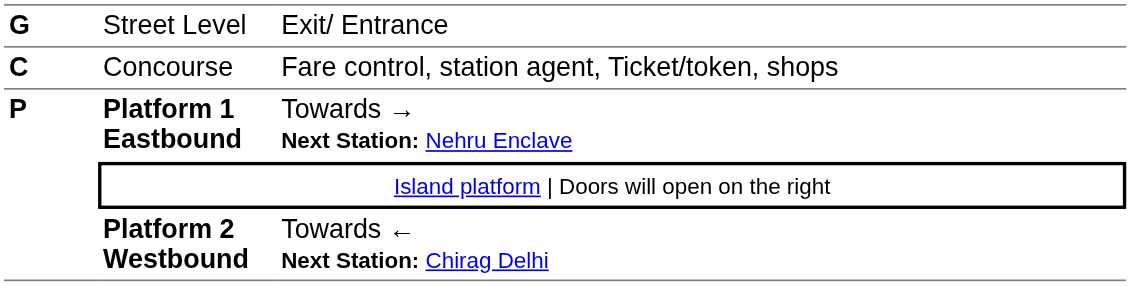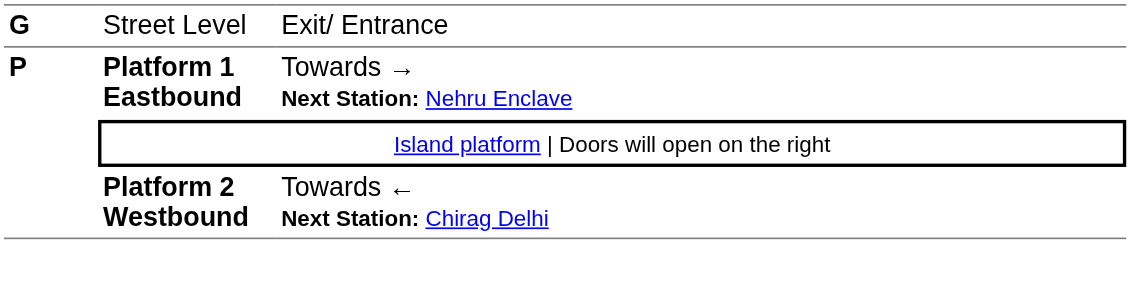- row: (168, 67)
